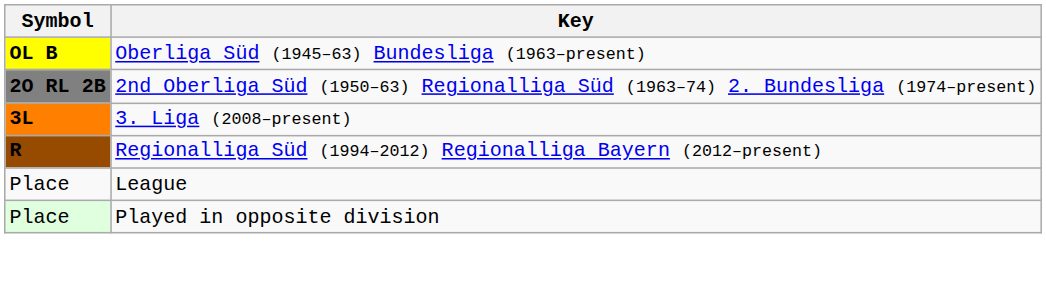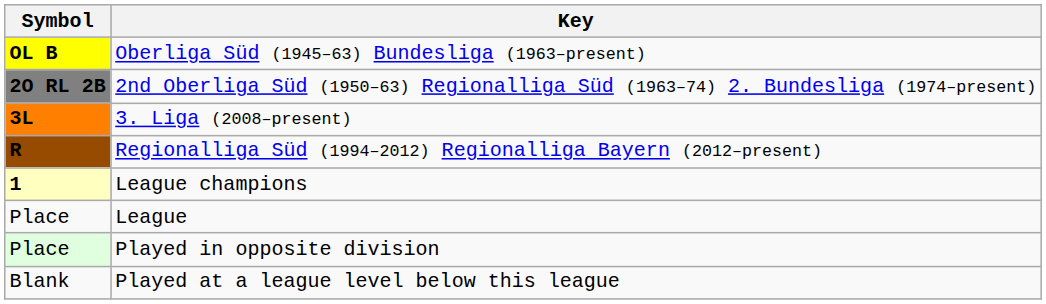+ row: (211, 184)
+ row: (368, 282)
